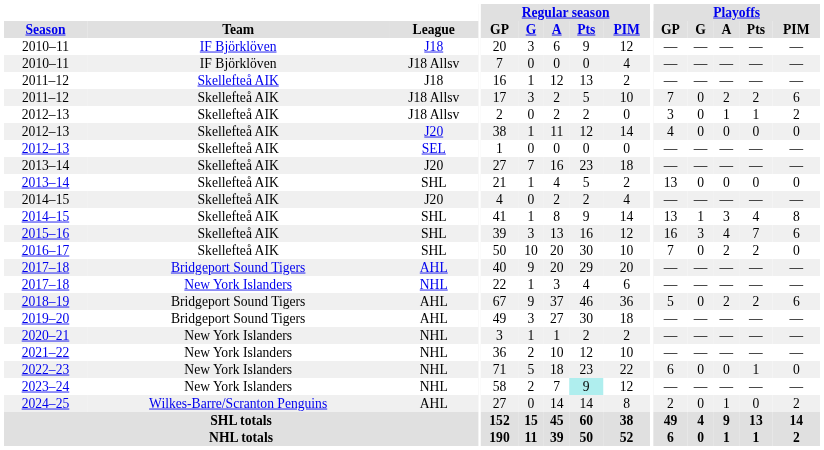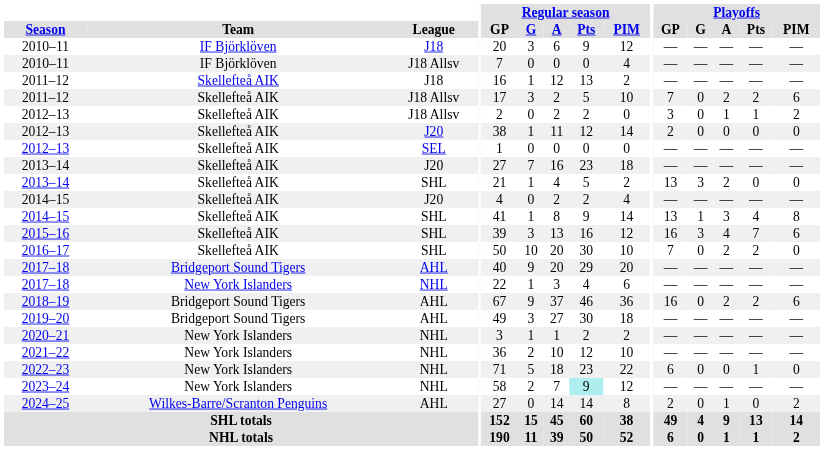(670, 131) 4 -> (670, 131) 2
(701, 182) 0 -> (701, 182) 3
(726, 182) 0 -> (726, 182) 2
(670, 301) 5 -> (670, 301) 16
